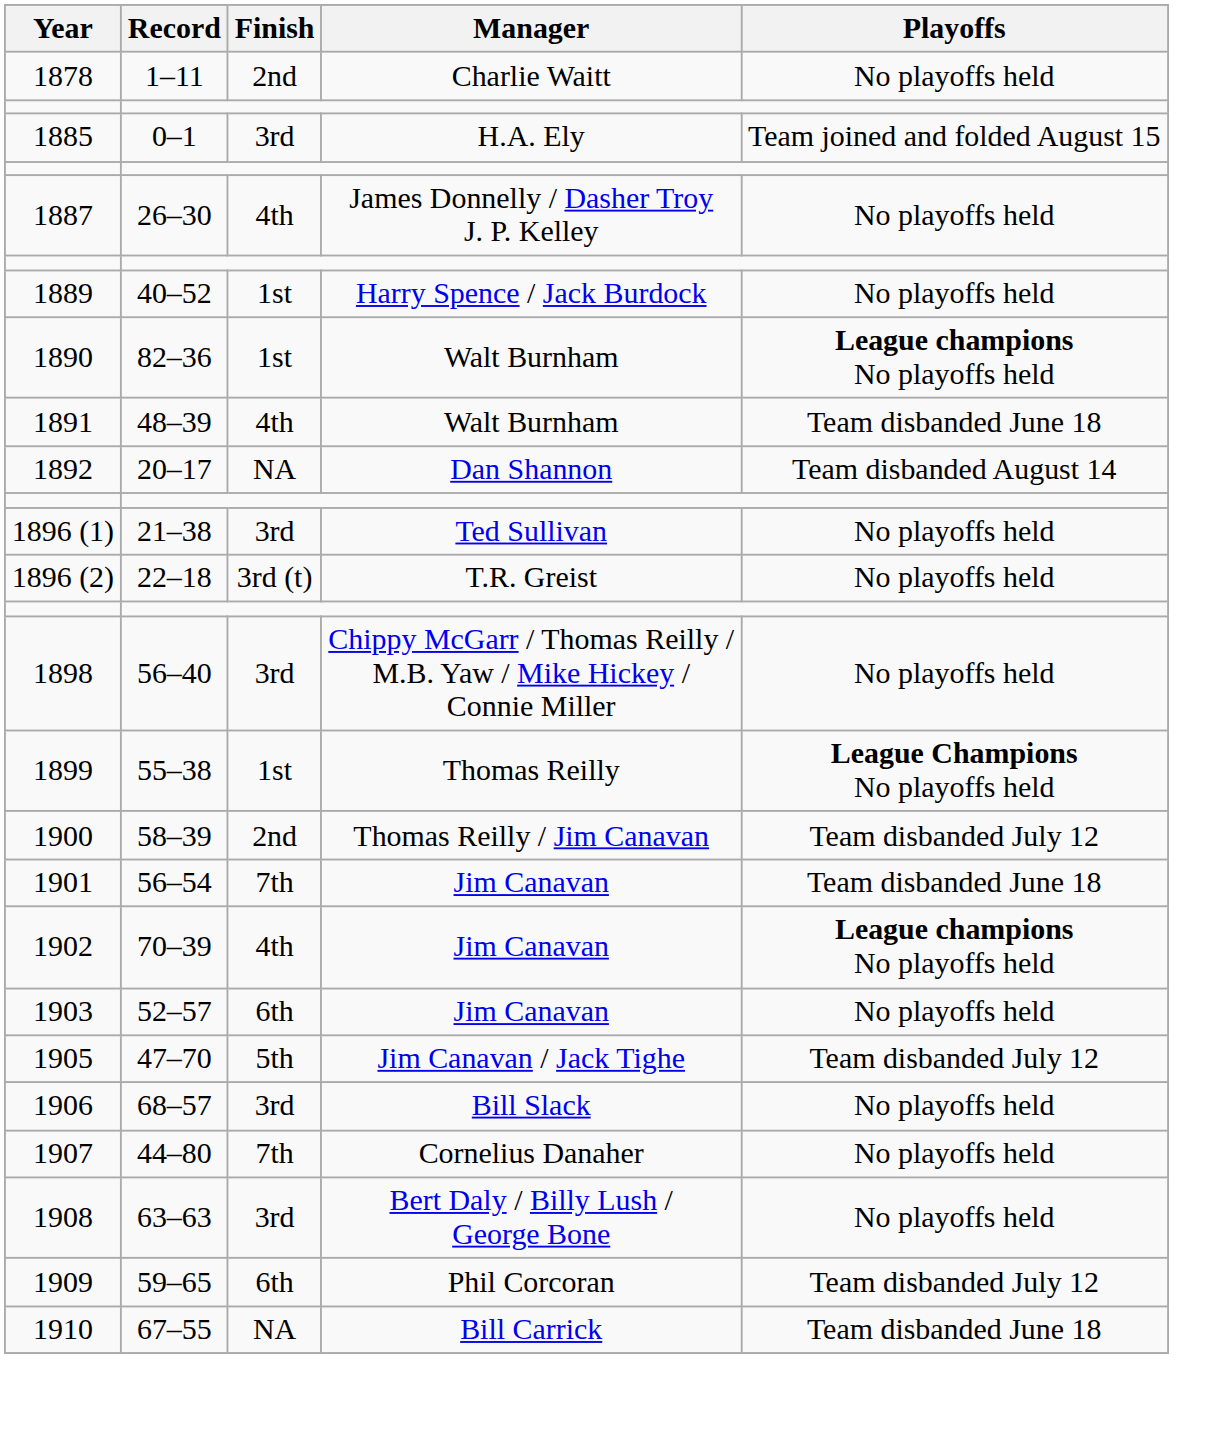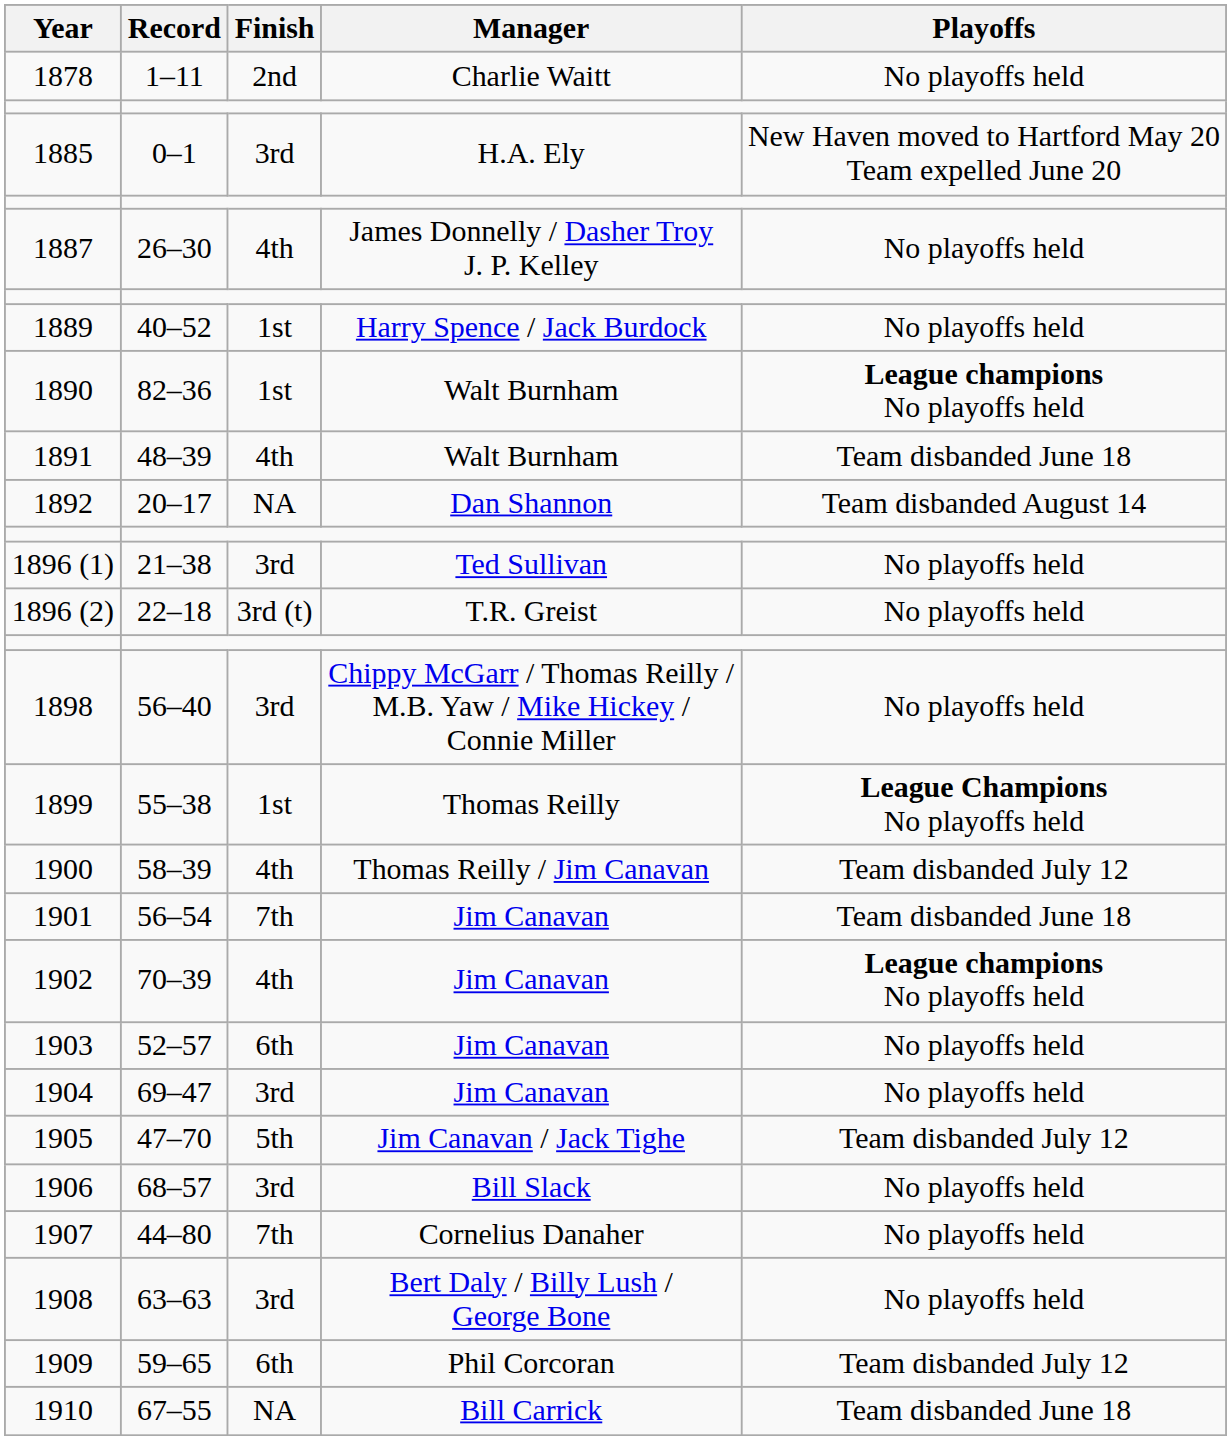(954, 136) Team joined and folded August 15 -> (984, 153) New Haven moved to Hartford May 20 Team expelled June 20
(275, 834) 2nd -> (275, 868) 4th
+ row: (63, 1092)
